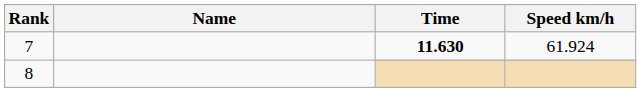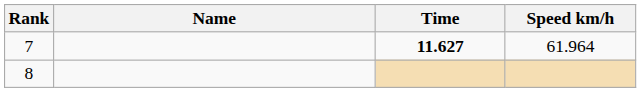(440, 45) 11.630 -> (440, 45) 11.627
(570, 45) 61.924 -> (570, 45) 61.964
